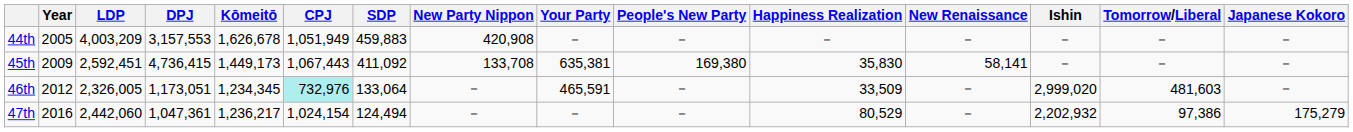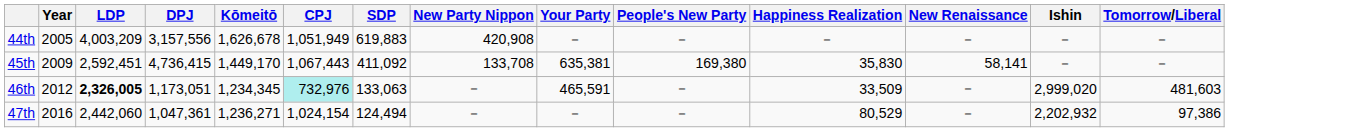- column: (1286, 15)
(180, 39) 3,157,553 -> (180, 39) 3,157,556
(381, 39) 459,883 -> (381, 39) 619,883
(249, 64) 1,449,173 -> (249, 64) 1,449,170
(111, 89) normal -> (111, 89) bold
(381, 89) 133,064 -> (381, 89) 133,063
(249, 114) 1,236,217 -> (249, 114) 1,236,271
